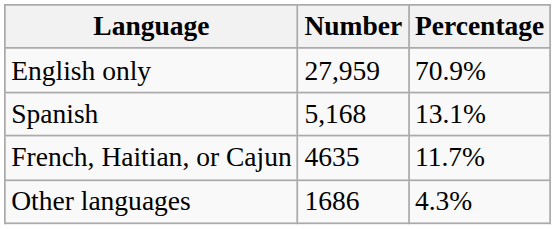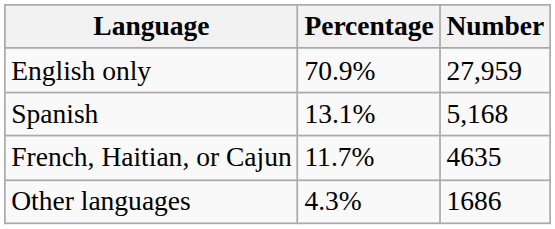columns swapped: (353, 26) <-> (480, 26)
